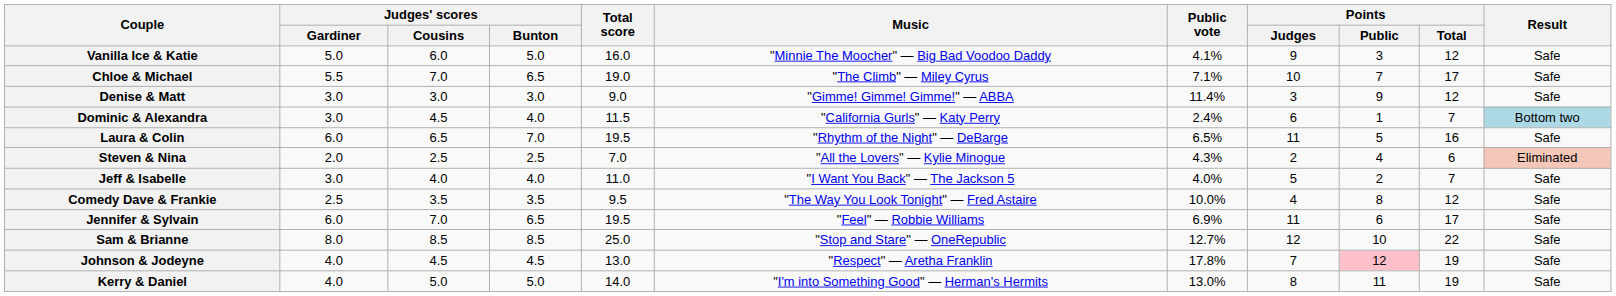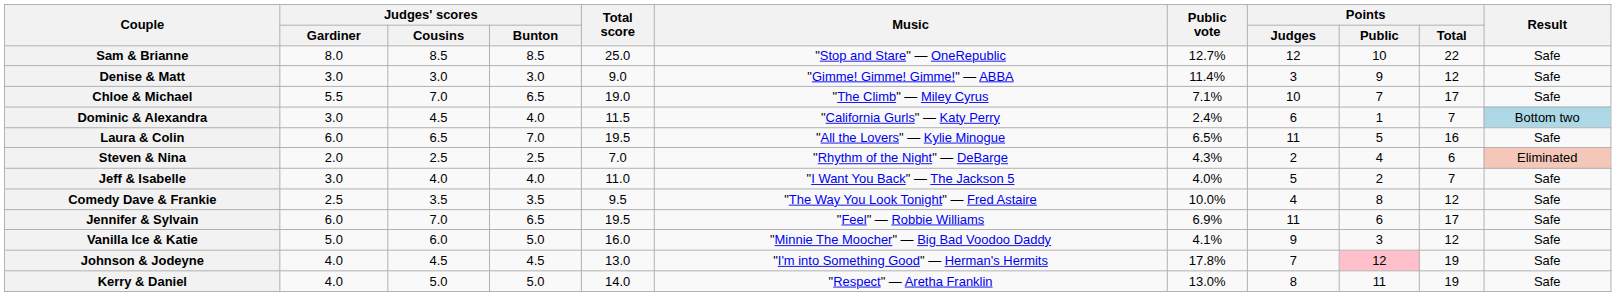rows swapped: (142, 56) <-> (142, 240)
rows swapped: (142, 77) <-> (142, 97)
(911, 138) "Rhythm of the Night" — DeBarge -> (911, 138) "All the Lovers" — Kylie Minogue
(911, 158) "All the Lovers" — Kylie Minogue -> (911, 158) "Rhythm of the Night" — DeBarge
(911, 261) "Respect" — Aretha Franklin -> (911, 261) "I'm into Something Good" — Herman's Hermits
(911, 281) "I'm into Something Good" — Herman's Hermits -> (911, 281) "Respect" — Aretha Franklin
